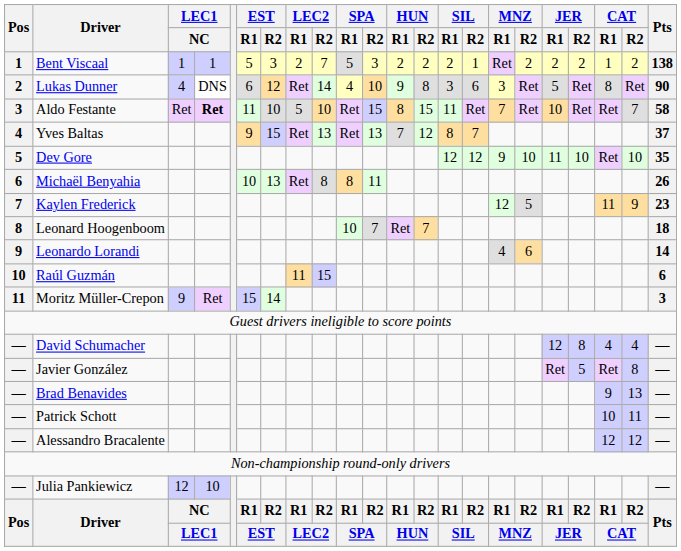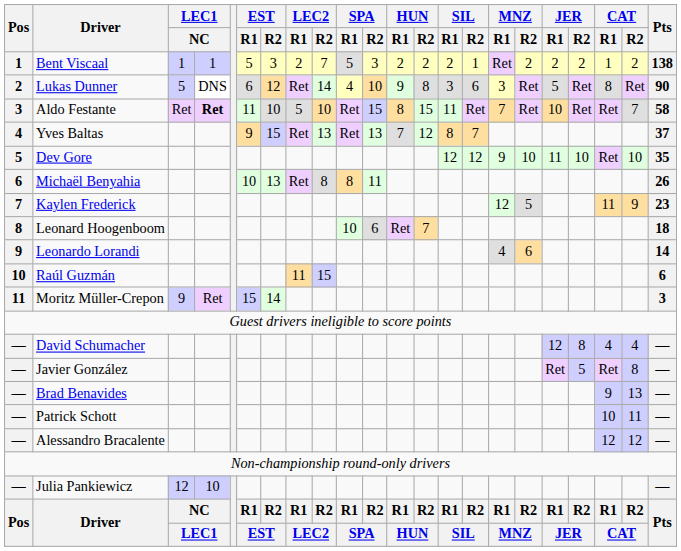(182, 86) 4 -> (182, 86) 5
(375, 227) 7 -> (375, 227) 6
